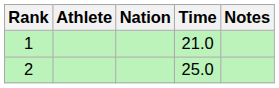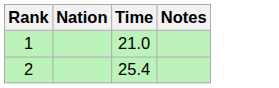- column: (84, 17)
(198, 69) 25.0 -> (134, 69) 25.4
